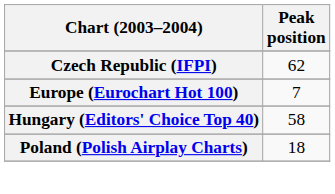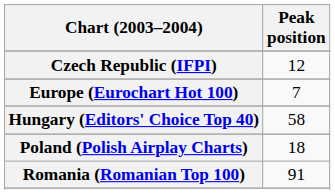(296, 65) 62 -> (296, 65) 12
+ row: (134, 174)
